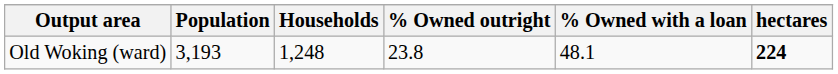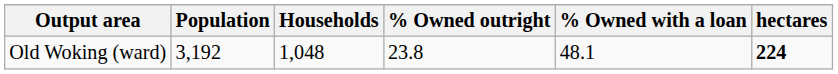(198, 52) 3,193 -> (198, 52) 3,192
(302, 52) 1,248 -> (302, 52) 1,048
